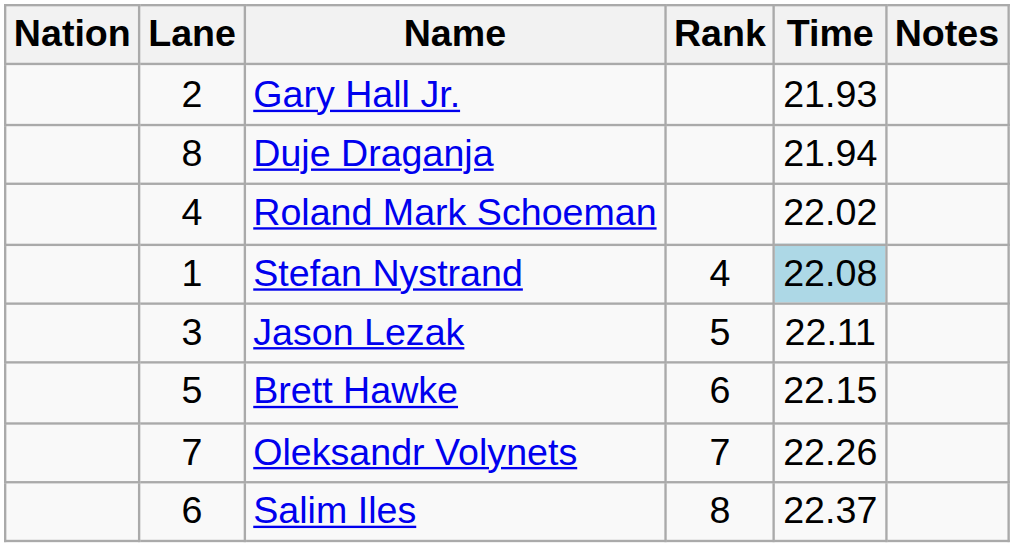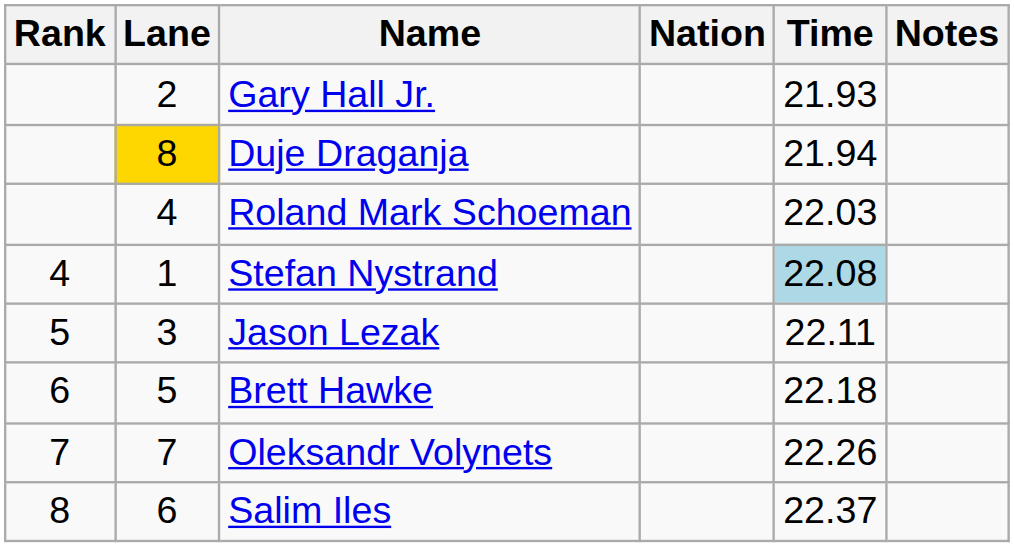columns swapped: (720, 34) <-> (72, 34)
(192, 153) no background -> (167, 153) gold background
(830, 213) 22.02 -> (830, 213) 22.03
(830, 392) 22.15 -> (830, 392) 22.18
